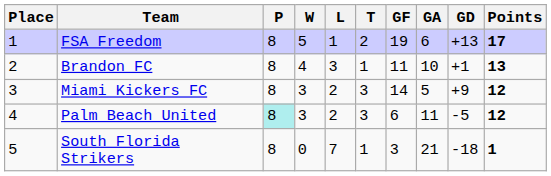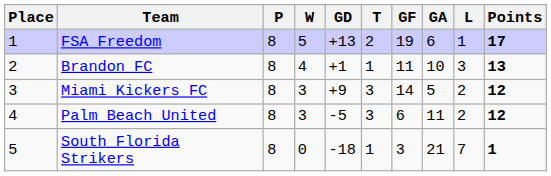columns swapped: (340, 17) <-> (466, 17)
(272, 116) paleturquoise background -> (272, 116) no background
